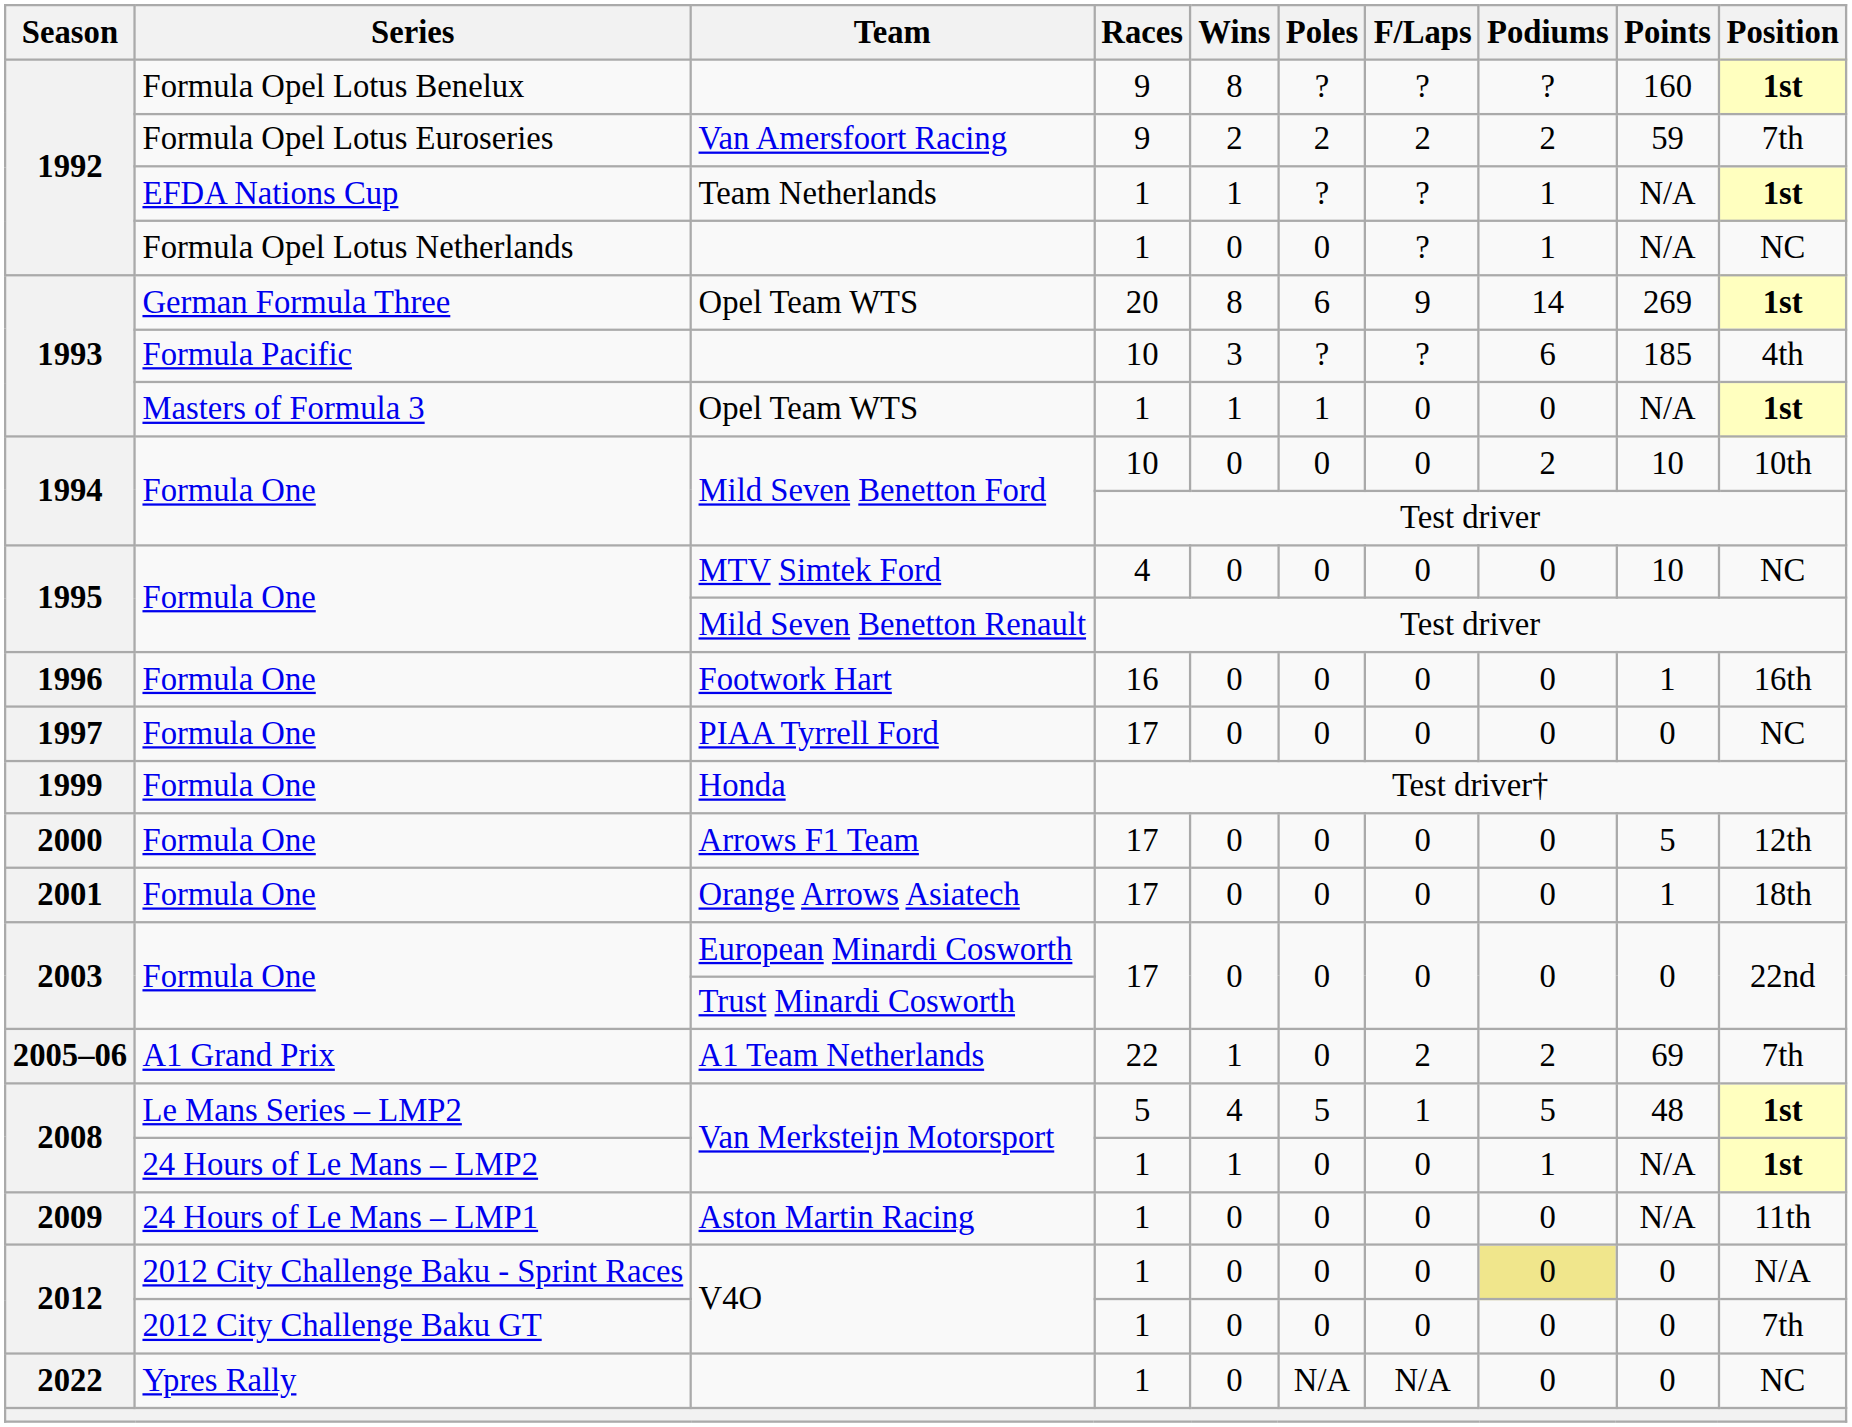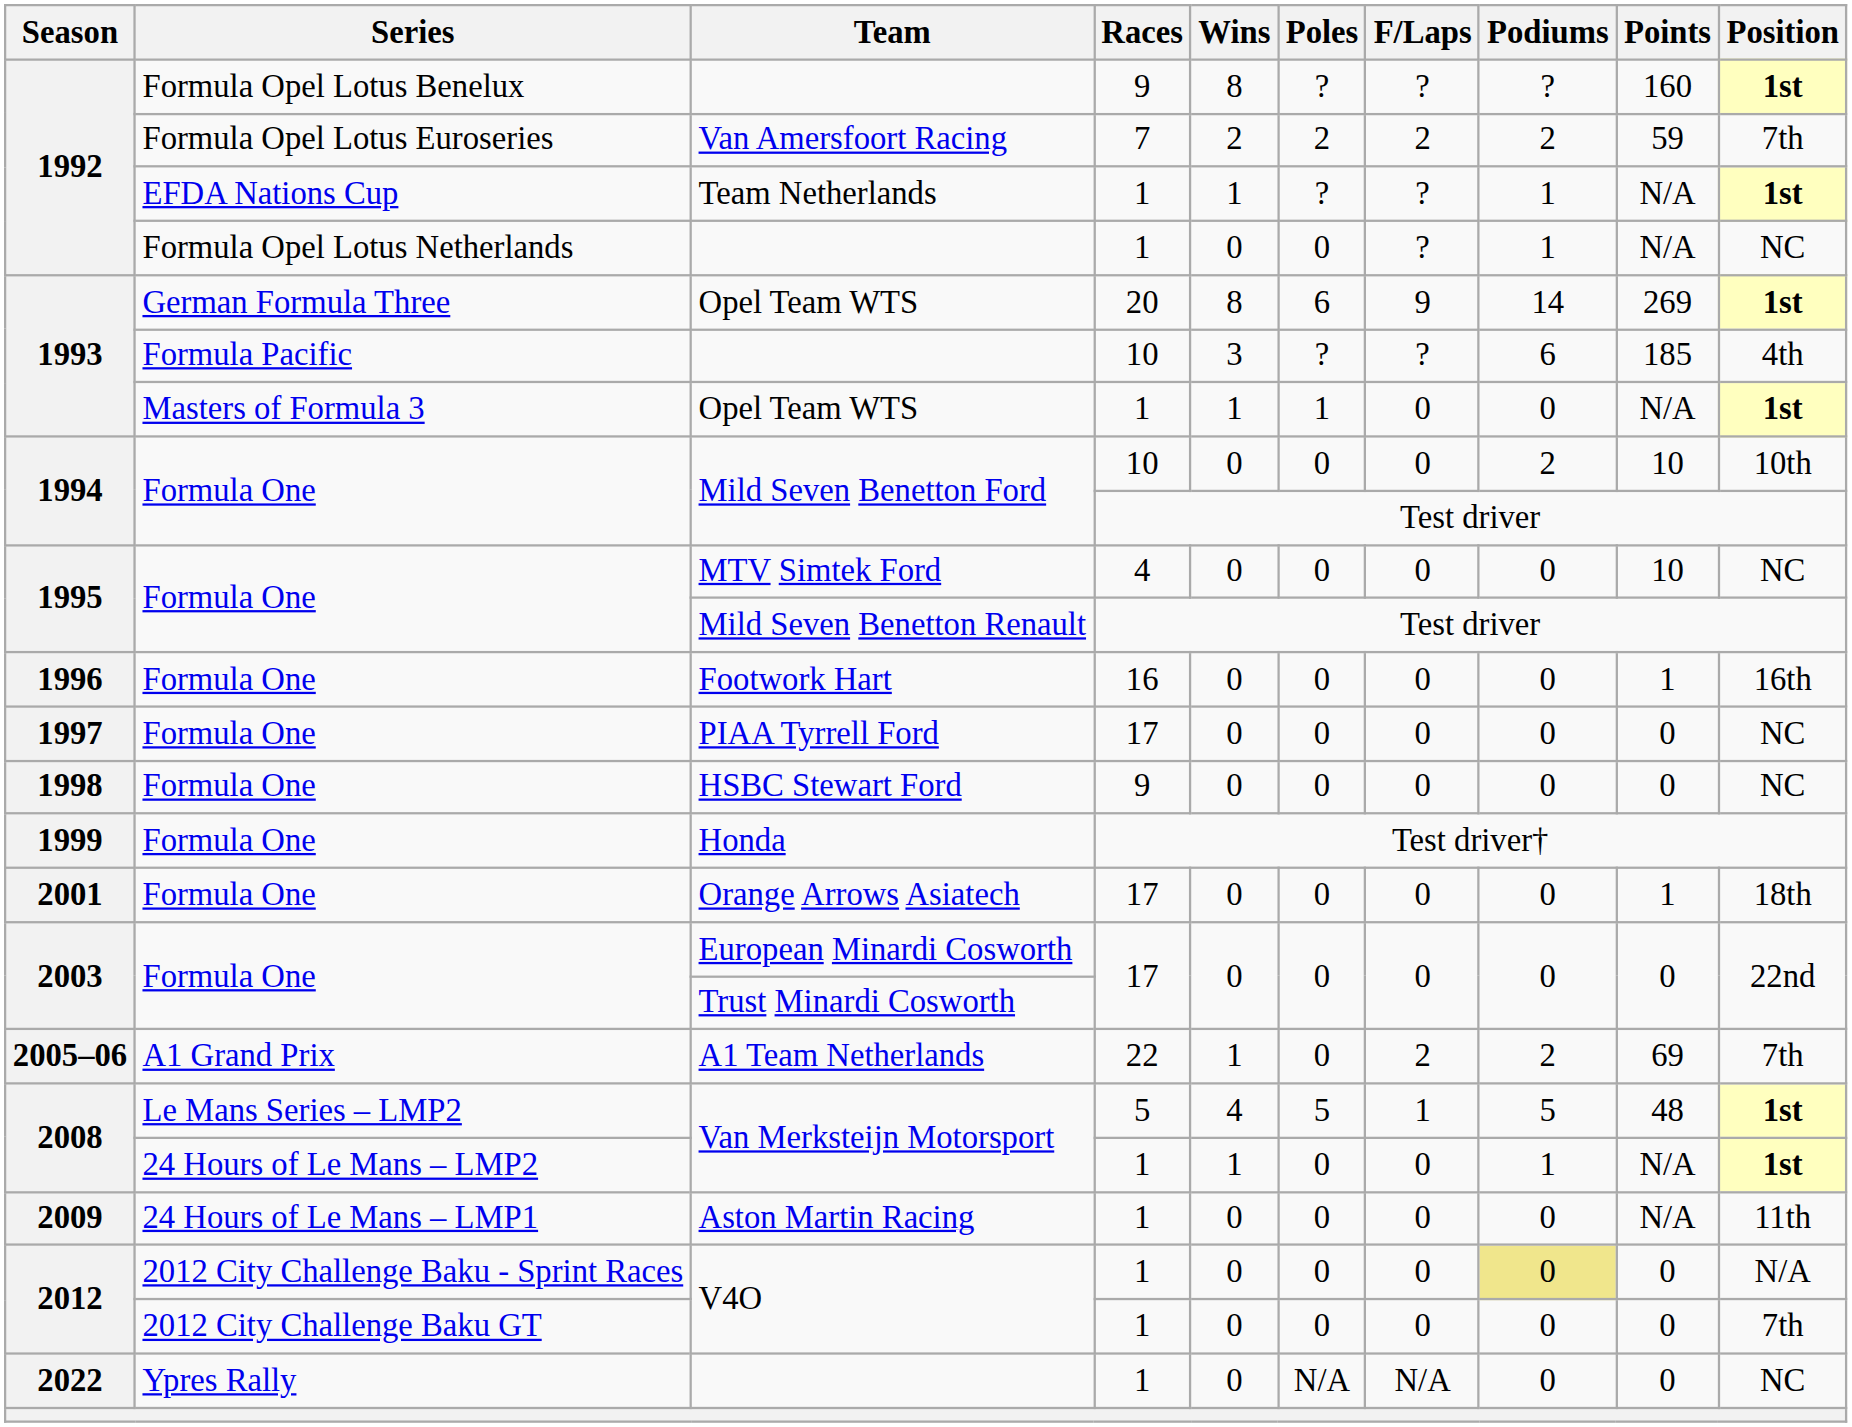(1142, 139) 9 -> (1142, 139) 7
+ row: (229, 786)
- row: (229, 840)
